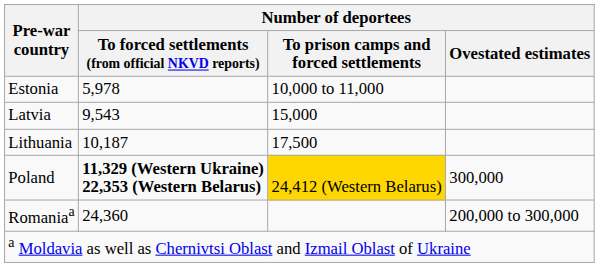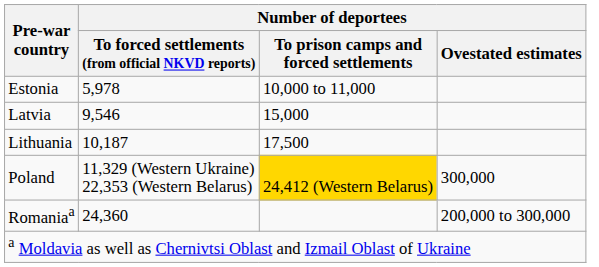(101, 115) 9,543 -> (101, 115) 9,546
(173, 177) bold -> (168, 177) normal
